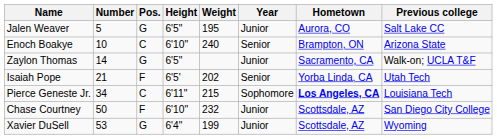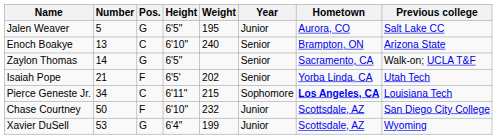(101, 45) 10 -> (101, 45) 13
(255, 61) Junior -> (255, 61) Senior
